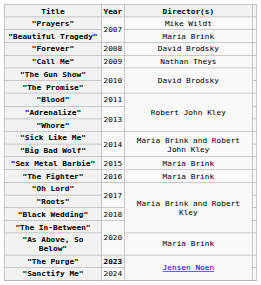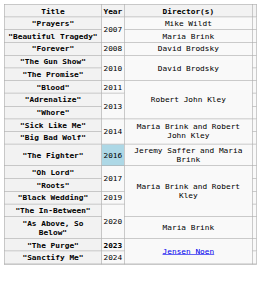- row: (53, 62)
- row: (53, 163)
(113, 176) no background -> (113, 155) lightblue background
(188, 176) Maria Brink -> (188, 155) Jeremy Saffer and Maria Brink
(113, 214) 2018 -> (113, 198) 2019
